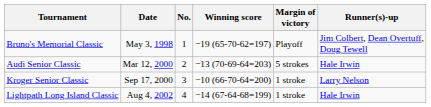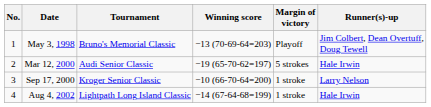columns swapped: (184, 17) <-> (62, 17)
(233, 44) −19 (65-70-62=197) -> (233, 44) −13 (70-69-64=203)
(233, 64) −13 (70-69-64=203) -> (233, 64) −19 (65-70-62=197)
